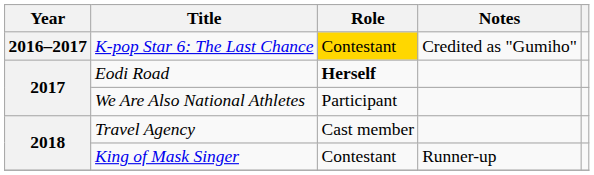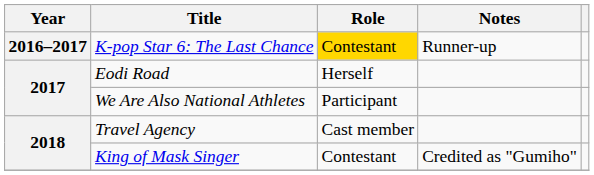(500, 45) Credited as "Gumiho" -> (459, 45) Runner-up
(349, 73) bold -> (347, 73) normal
(459, 156) Runner-up -> (500, 156) Credited as "Gumiho"
